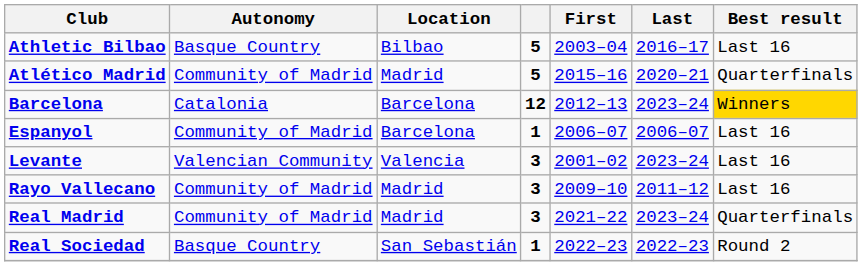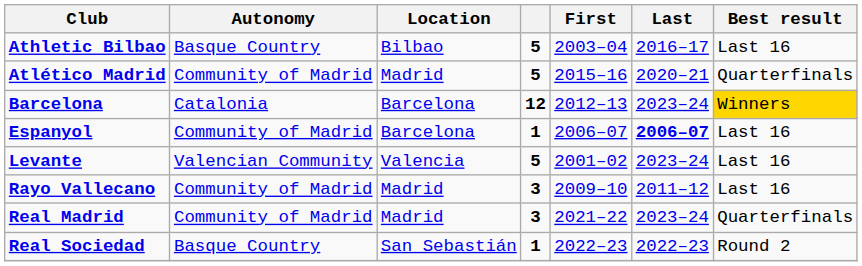(672, 132) normal -> (672, 132) bold
(535, 161) 3 -> (535, 161) 5
